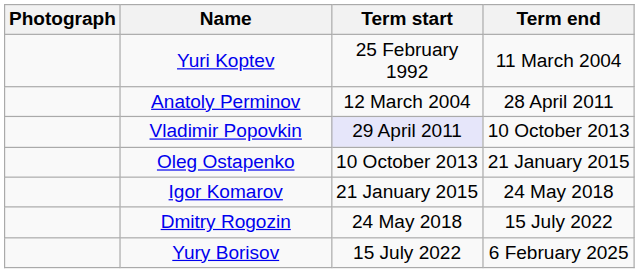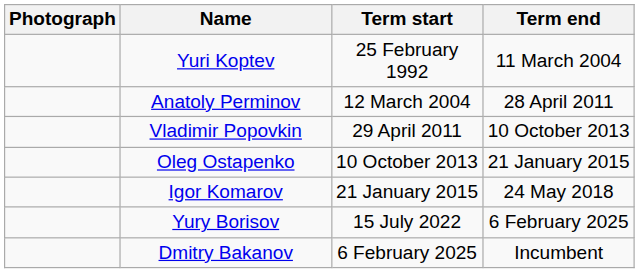(407, 131) lavender background -> (407, 131) no background
- row: (226, 222)
+ row: (226, 252)
